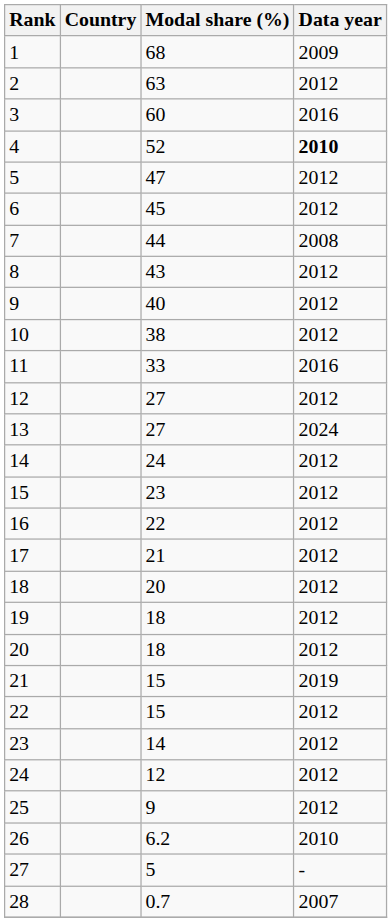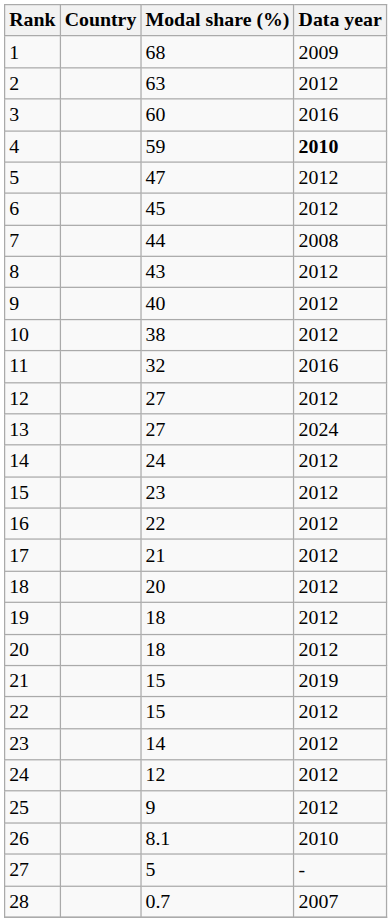(155, 146) 52 -> (155, 146) 59
(155, 366) 33 -> (155, 366) 32
(158, 838) 6.2 -> (158, 838) 8.1
